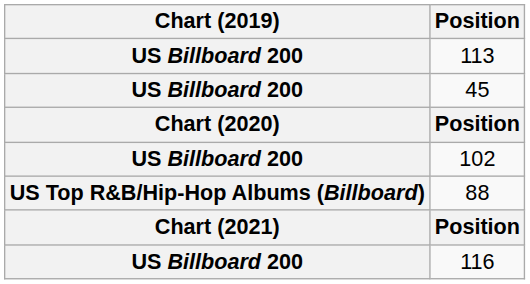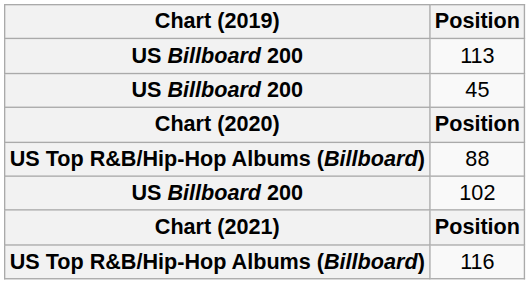rows swapped: (477, 158) <-> (477, 192)
(217, 261) US Billboard 200 -> (217, 261) US Top R&B/Hip-Hop Albums (Billboard)
